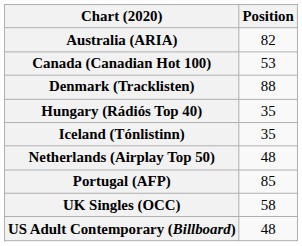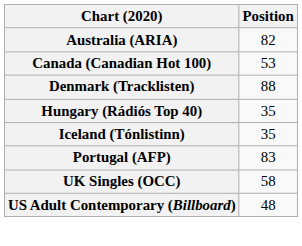- row: (122, 157)
(268, 181) 85 -> (268, 157) 83
